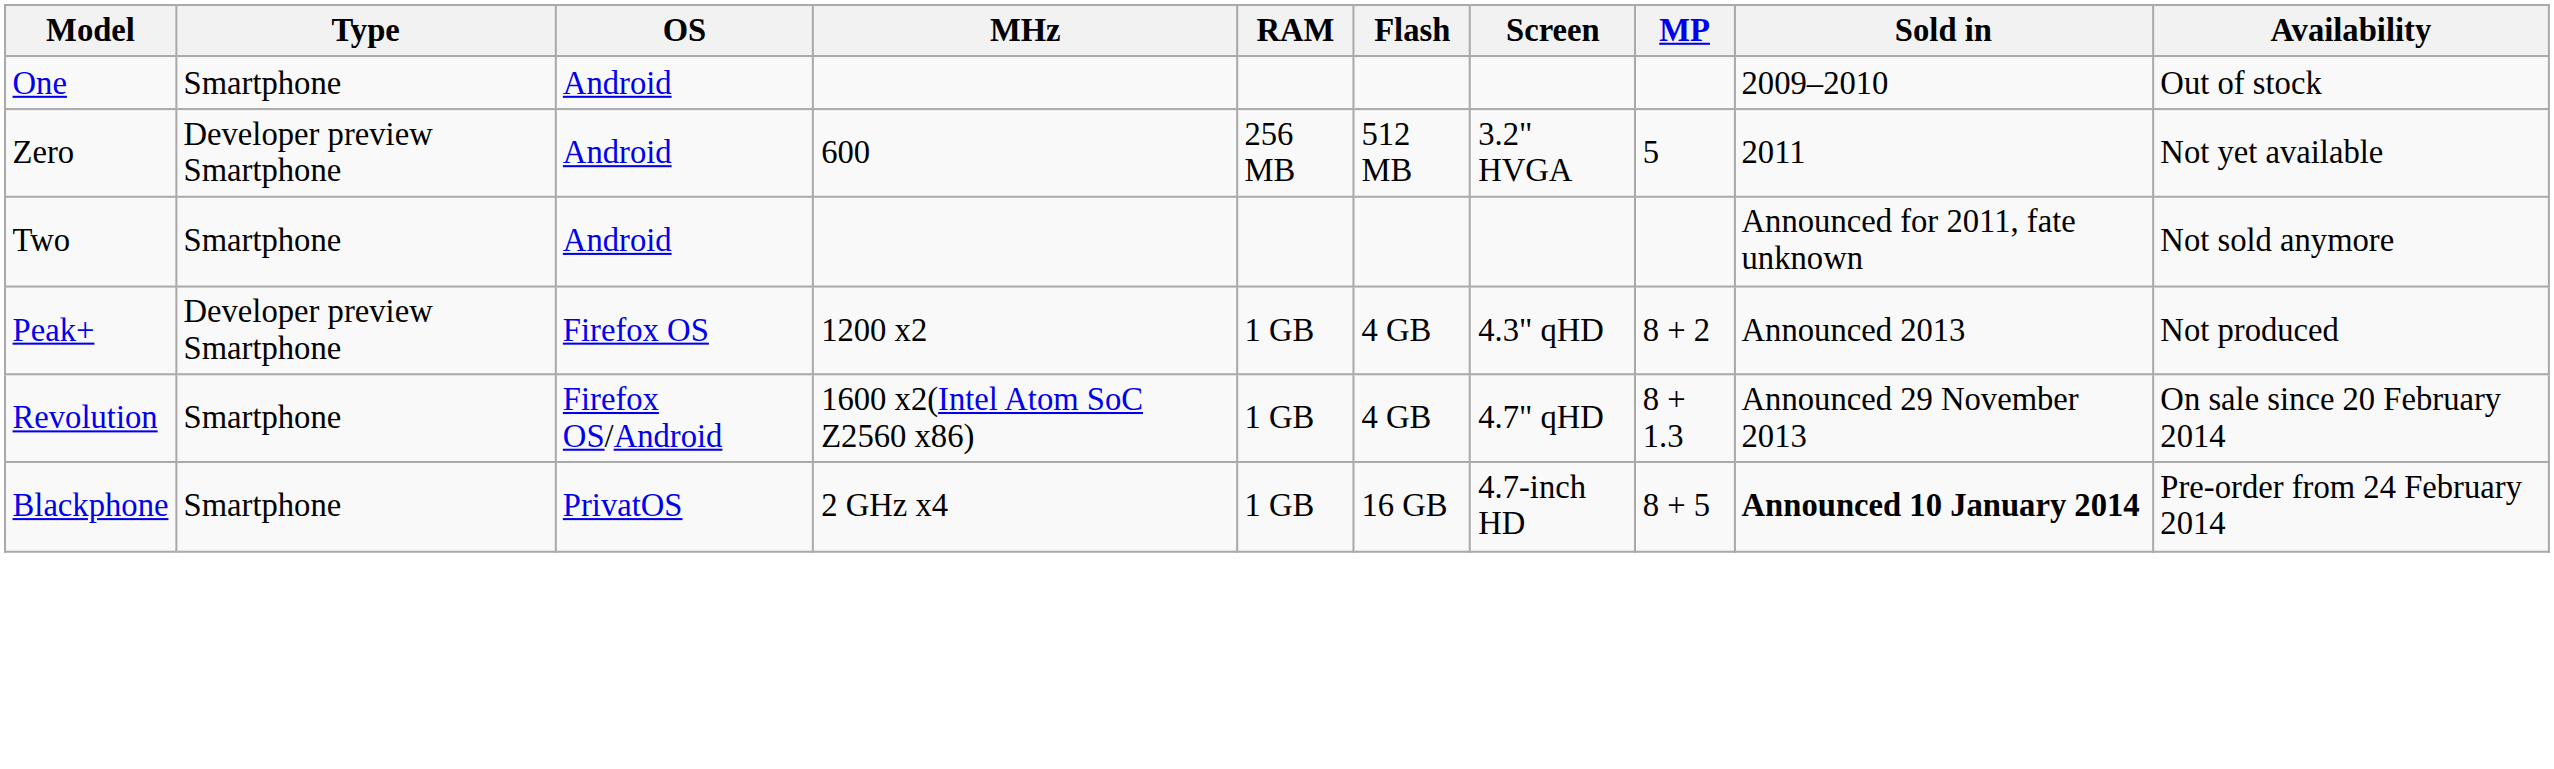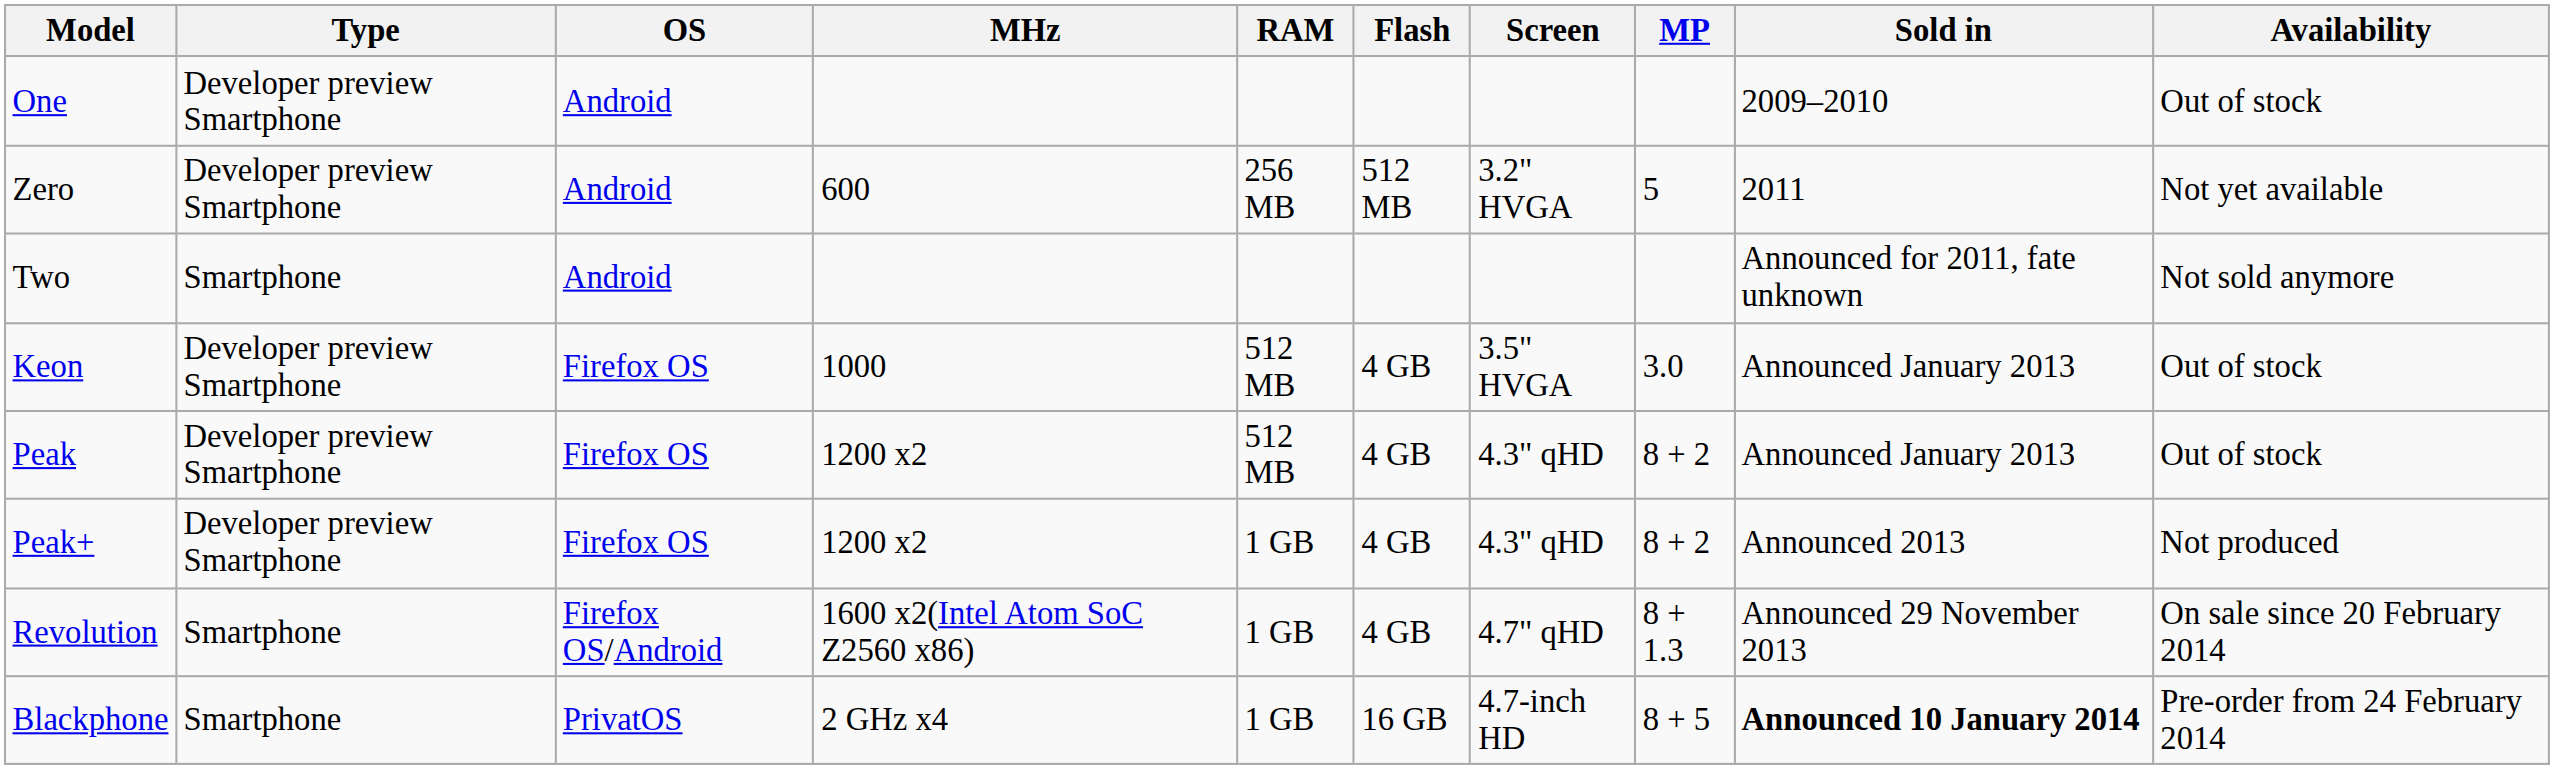(262, 82) Smartphone -> (308, 100) Developer preview Smartphone
+ row: (48, 365)
+ row: (44, 454)
